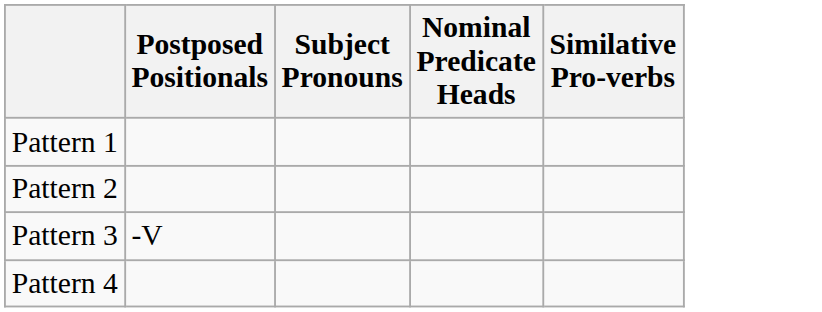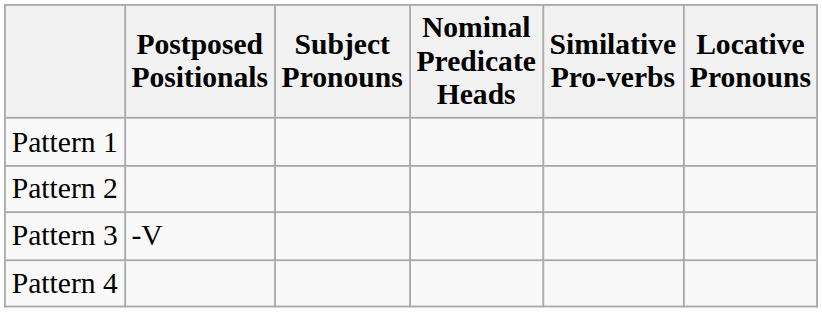+ column: (750, 61)
